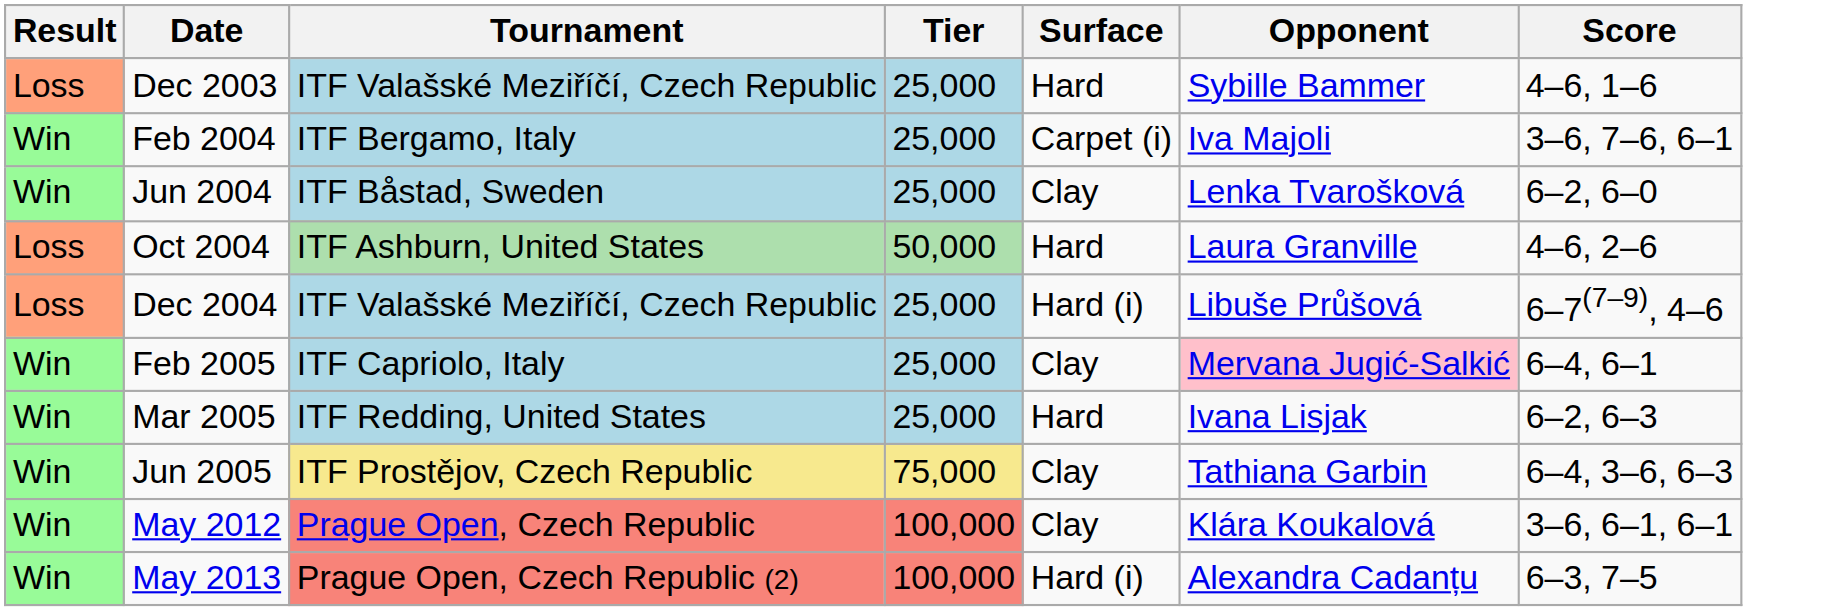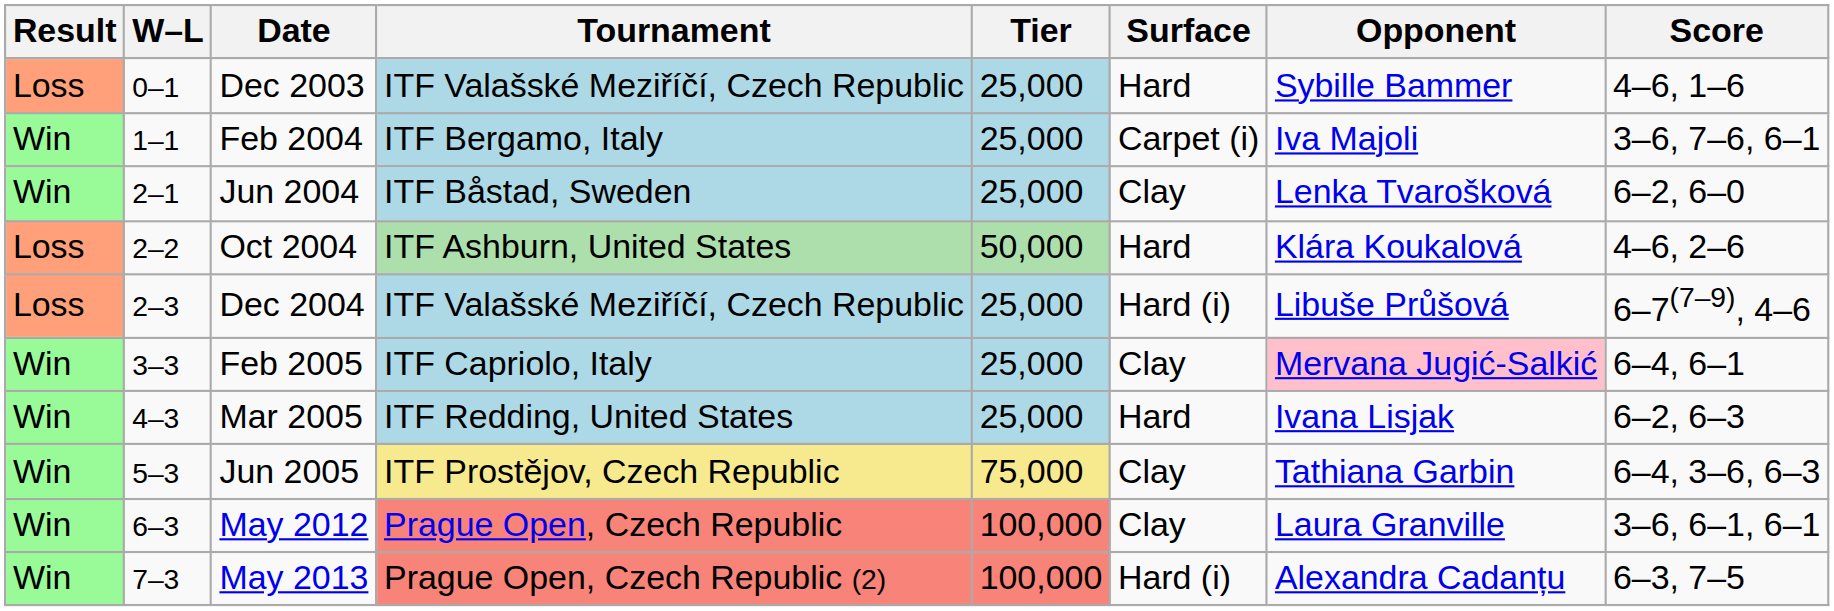+ column: (168, 31)
(1303, 246) Laura Granville -> (1398, 246) Klára Koukalová
(1311, 524) Klára Koukalová -> (1390, 524) Laura Granville
